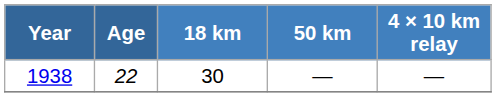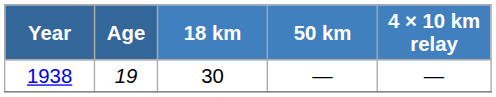(126, 76) 22 -> (126, 76) 19
